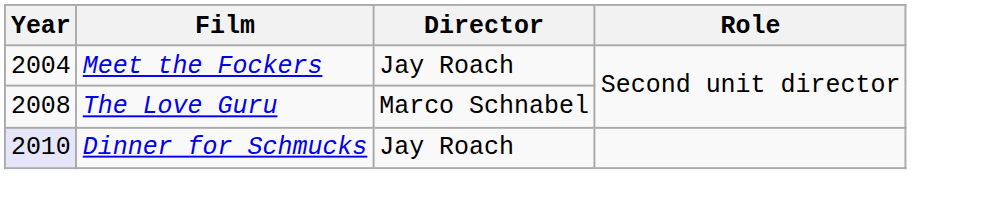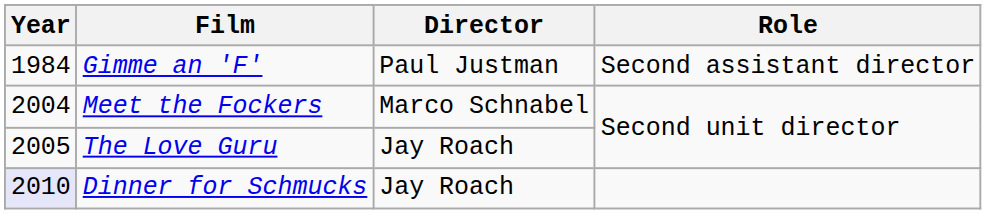+ row: (173, 66)
(447, 66) Jay Roach -> (484, 107) Marco Schnabel
(41, 107) 2008 -> (41, 147) 2005
(484, 107) Marco Schnabel -> (447, 147) Jay Roach
